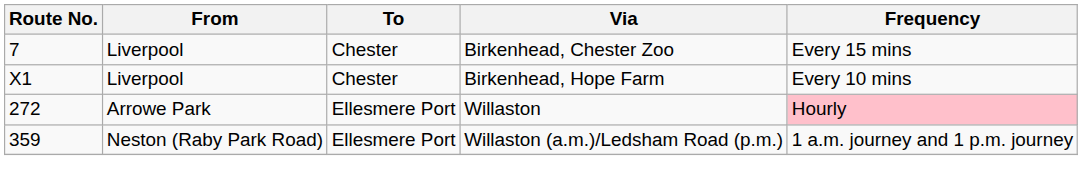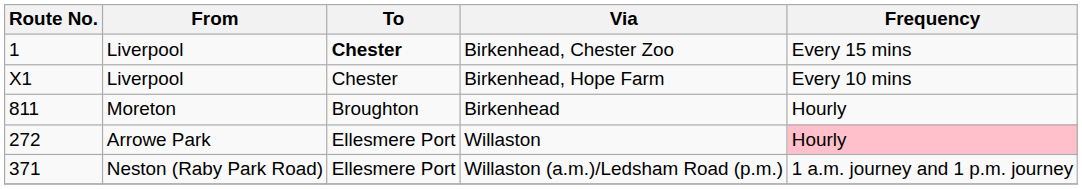(14, 49) 7 -> (14, 49) 1
(365, 49) normal -> (367, 49) bold
+ row: (512, 109)
(25, 139) 359 -> (25, 169) 371
